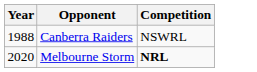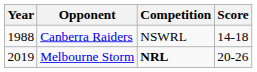+ column: (233, 15)
(21, 57) 2020 -> (21, 57) 2019
